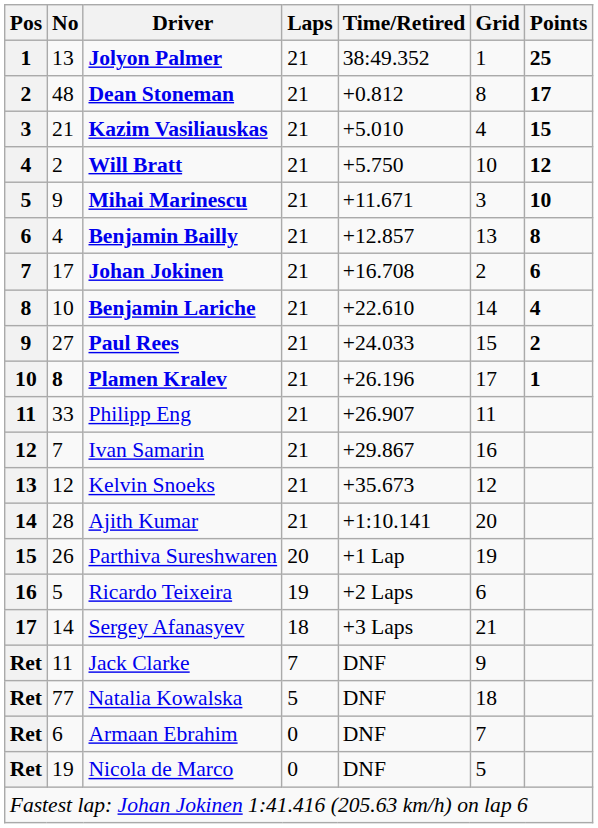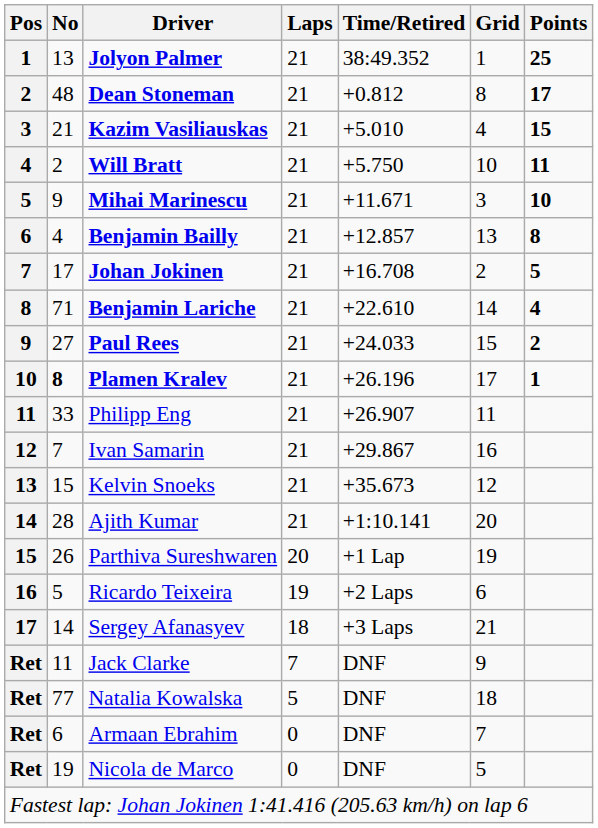(541, 164) 12 -> (540, 164) 11
(535, 271) 6 -> (535, 271) 5
(63, 307) 10 -> (63, 307) 71
(63, 485) 12 -> (63, 485) 15
